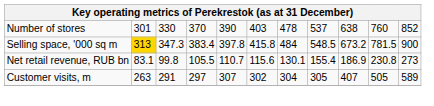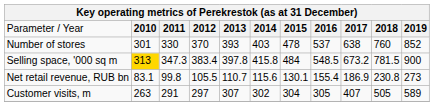+ row: (45, 28)
(228, 28) 390 -> (231, 45) 393
